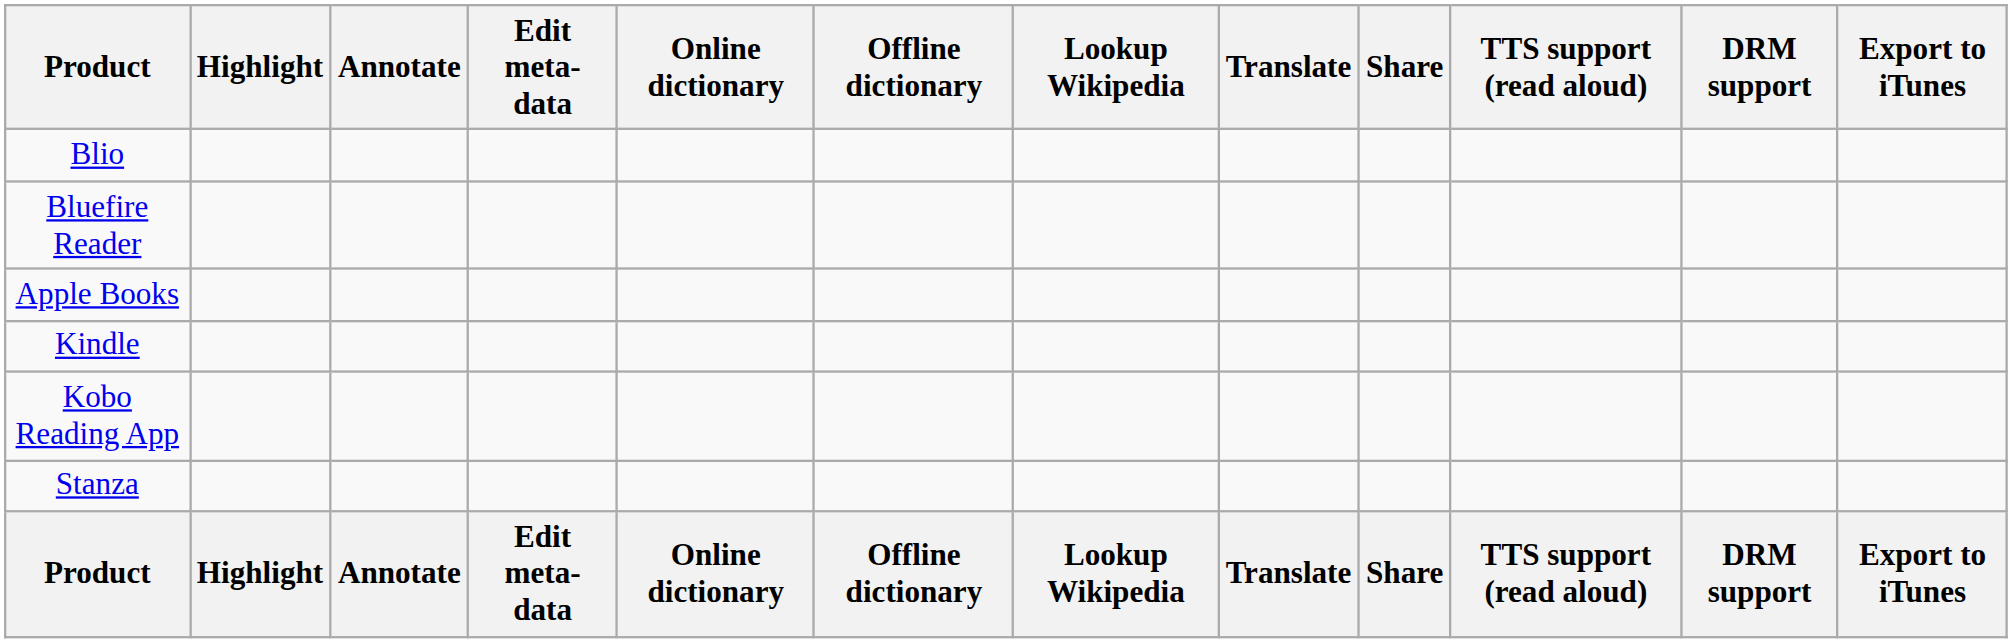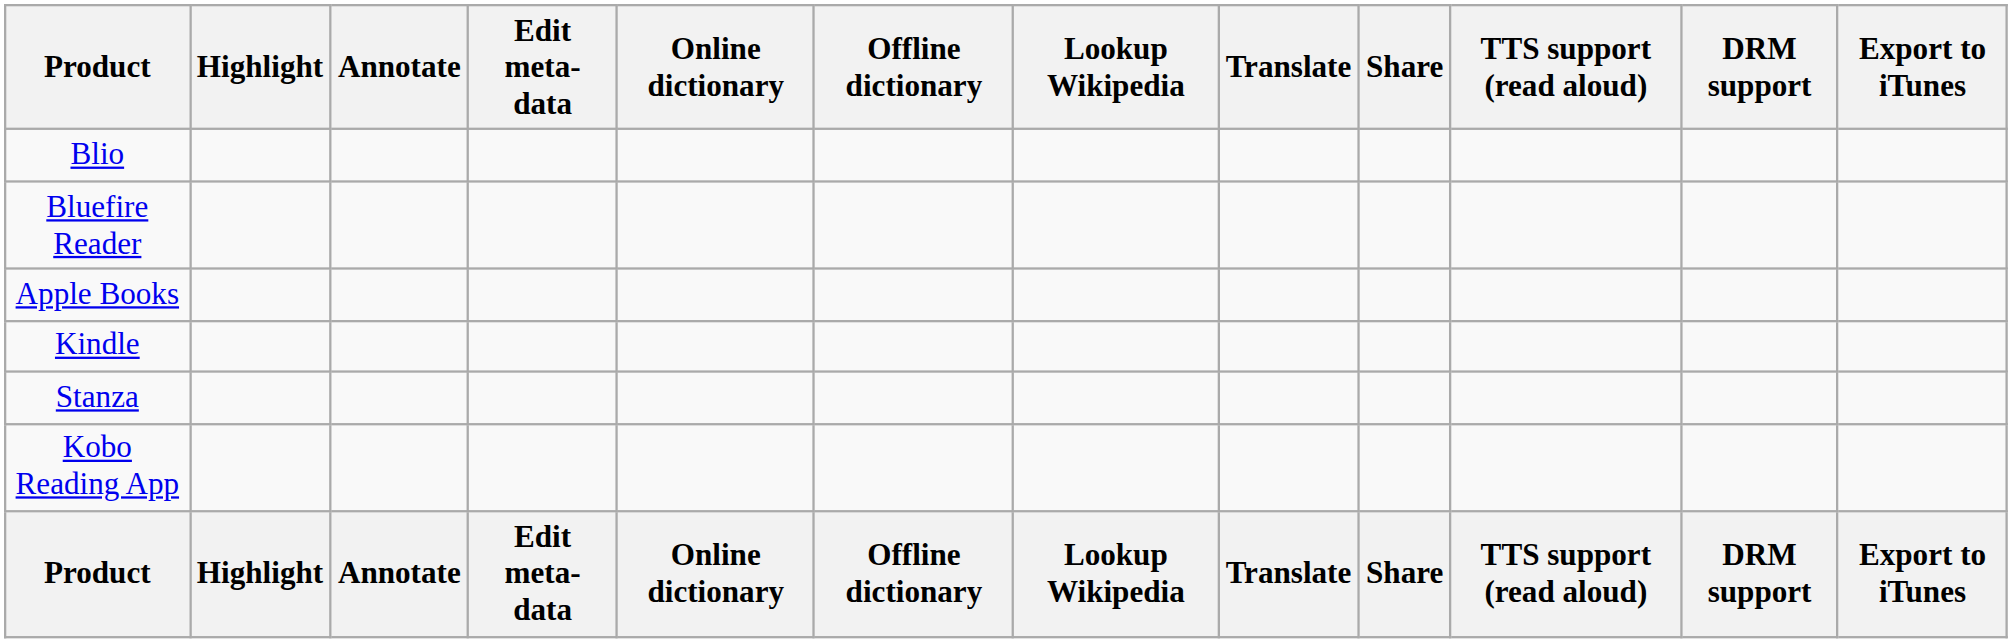rows swapped: (97, 414) <-> (97, 484)
